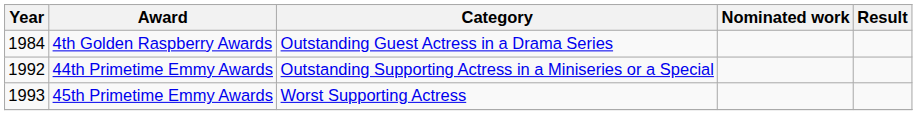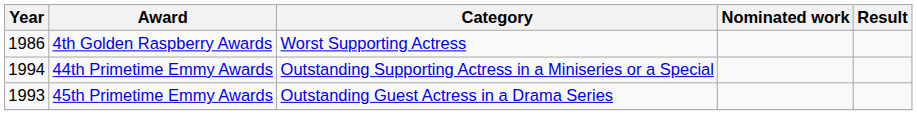(27, 43) 1984 -> (27, 43) 1986
(447, 43) Outstanding Guest Actress in a Drama Series -> (373, 43) Worst Supporting Actress
(27, 69) 1992 -> (27, 69) 1994
(373, 95) Worst Supporting Actress -> (447, 95) Outstanding Guest Actress in a Drama Series
